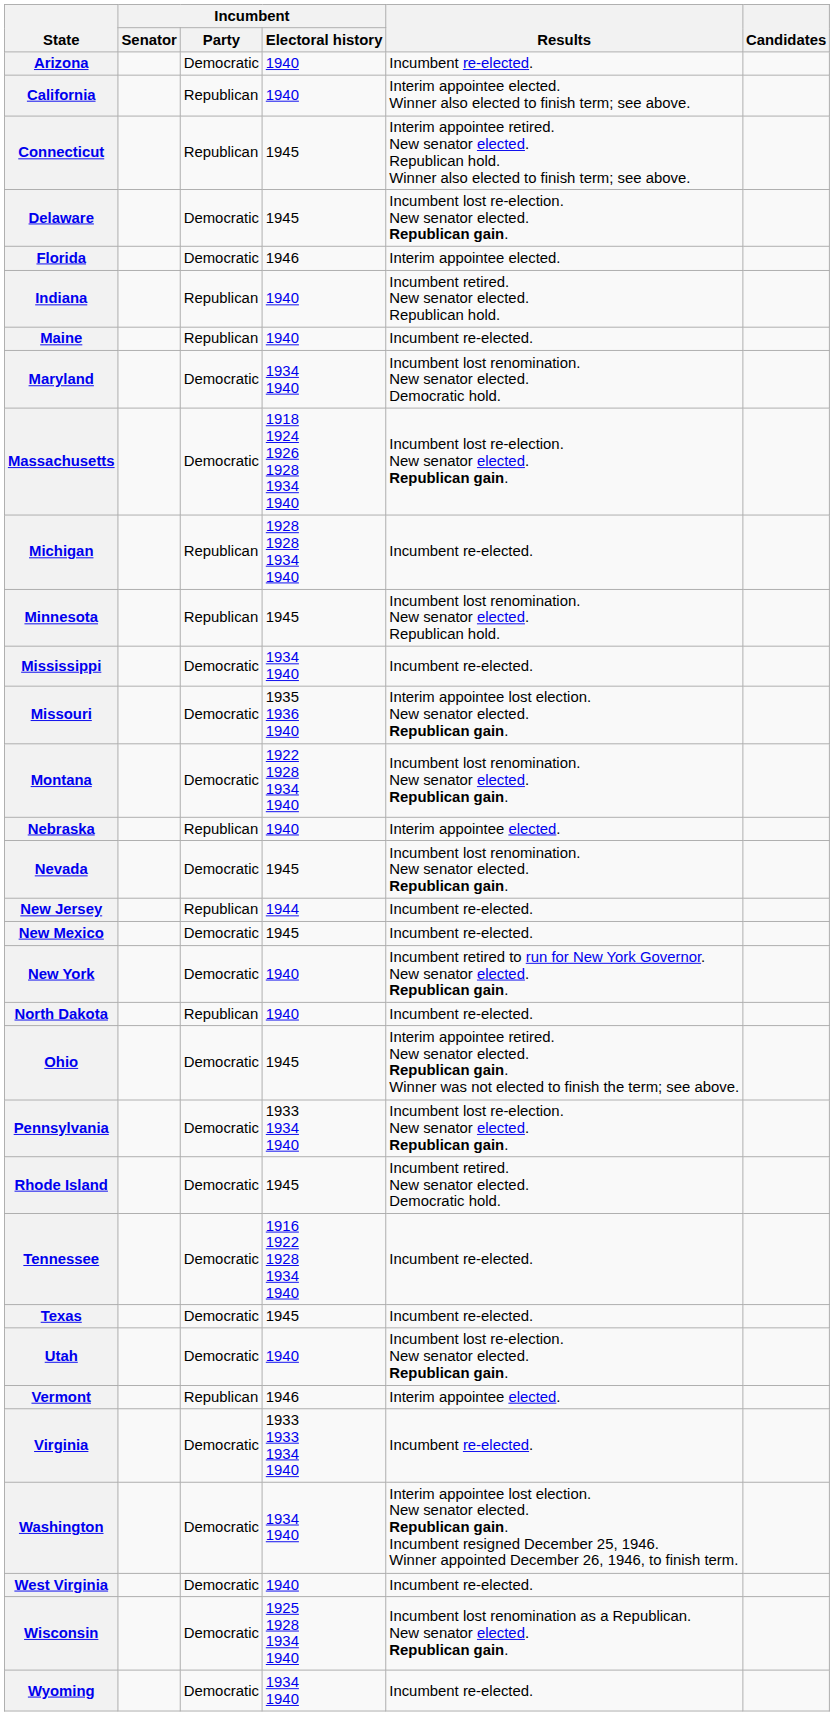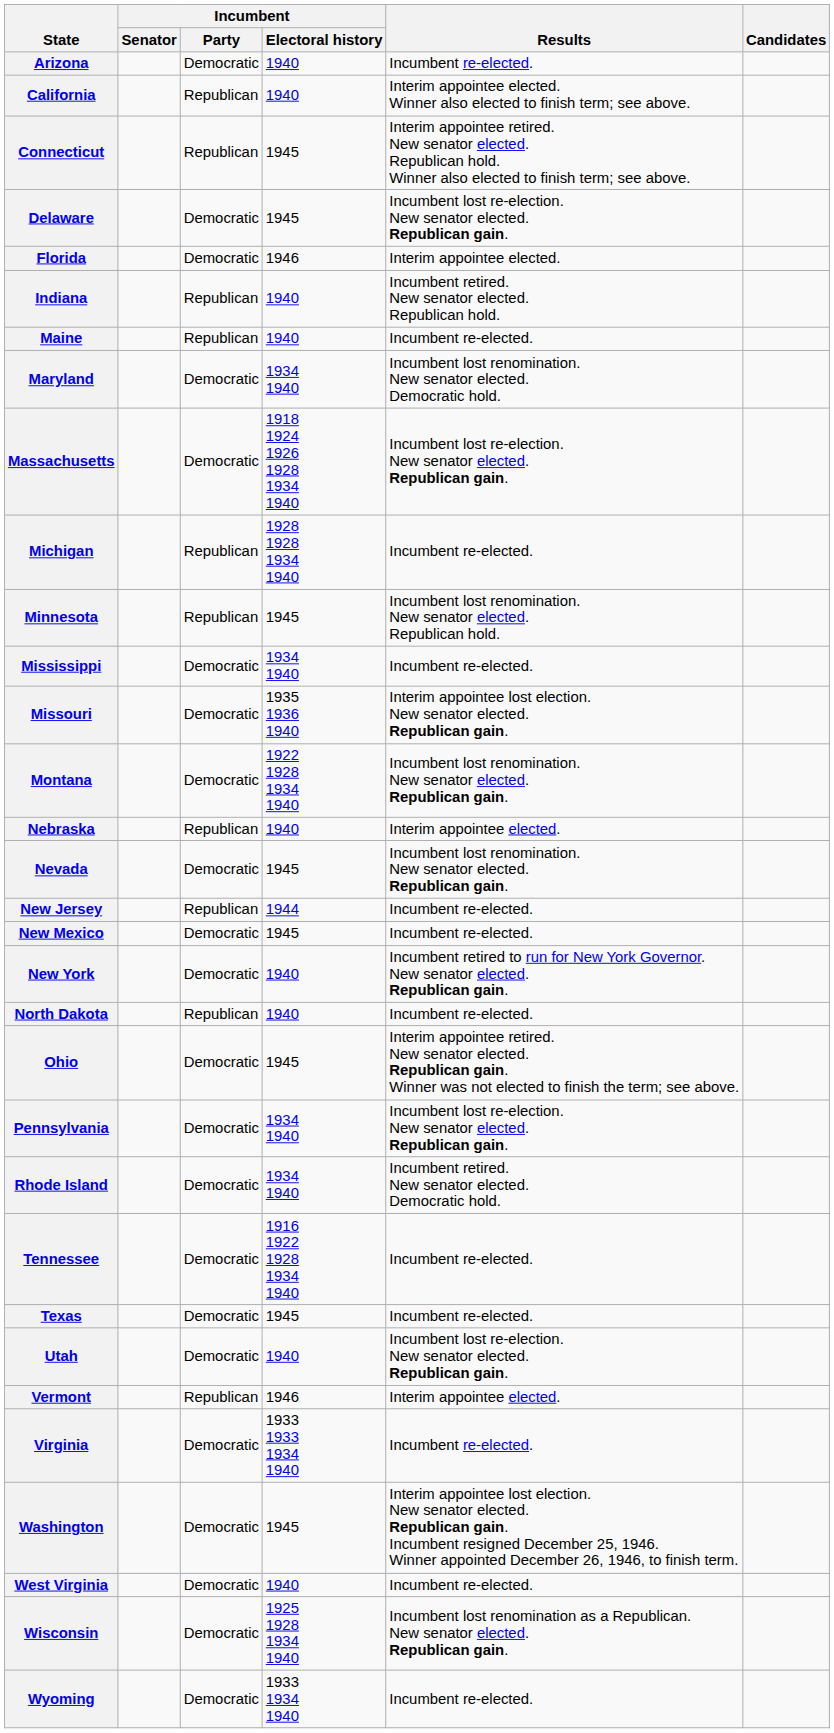(282, 1128) 1933 1934 1940 -> (282, 1128) 1934 1940
(282, 1185) 1945 -> (282, 1185) 1934 1940
(282, 1527) 1934 1940 -> (282, 1527) 1945
(282, 1690) 1934 1940 -> (282, 1699) 1933 1934 1940
